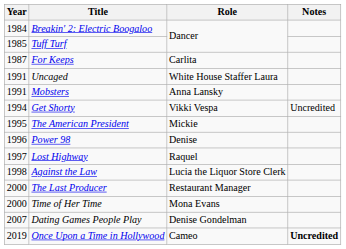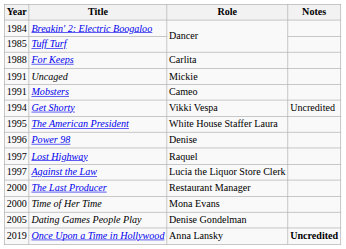(17, 60) 1987 -> (17, 60) 1988
(223, 76) White House Staffer Laura -> (183, 76) Mickie
(196, 92) Anna Lansky -> (183, 92) Cameo
(183, 124) Mickie -> (223, 124) White House Staffer Laura
(17, 172) 1998 -> (17, 172) 1997
(17, 220) 2007 -> (17, 220) 2005
(183, 236) Cameo -> (196, 236) Anna Lansky
